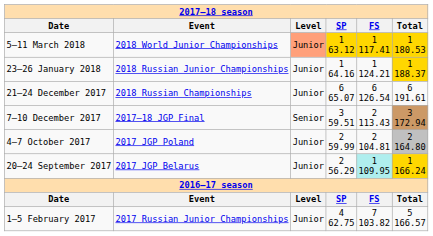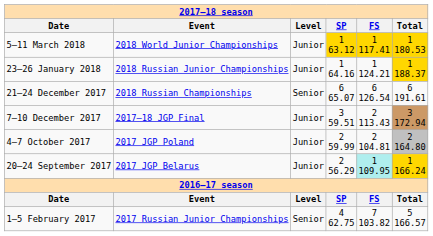(308, 45) lightsalmon background -> (308, 45) no background
(308, 93) Junior -> (308, 93) Senior
(308, 118) Senior -> (308, 118) Junior
(308, 219) Junior -> (308, 219) Senior
